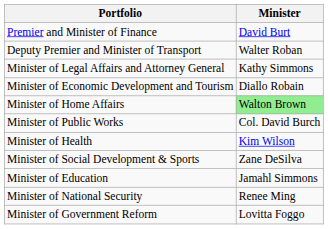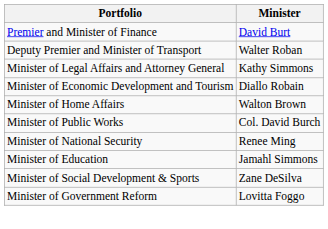(272, 104) lightgreen background -> (272, 104) no background
- row: (50, 141)
rows swapped: (103, 159) <-> (75, 196)
